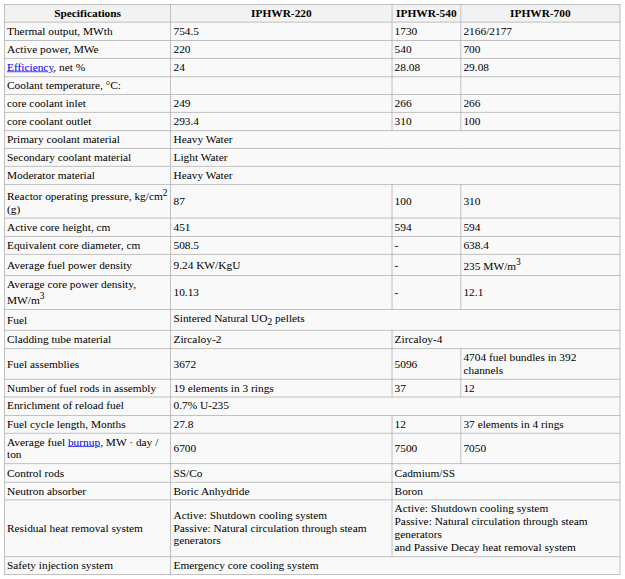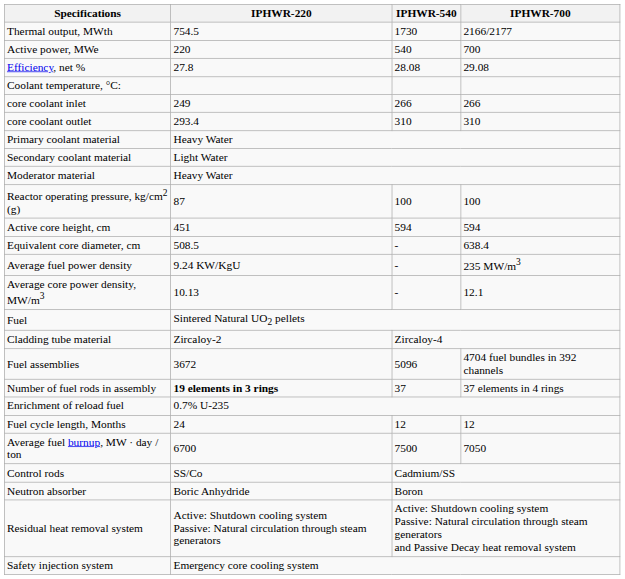(179, 67) 24 -> (183, 67) 27.8
(472, 121) 100 -> (472, 121) 310
(472, 201) 310 -> (472, 201) 100
(224, 388) normal -> (226, 388) bold
(469, 388) 12 -> (514, 388) 37 elements in 4 rings
(183, 424) 27.8 -> (179, 424) 24
(514, 424) 37 elements in 4 rings -> (469, 424) 12
